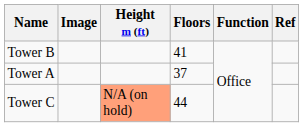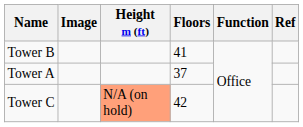(180, 102) 44 -> (180, 102) 42
